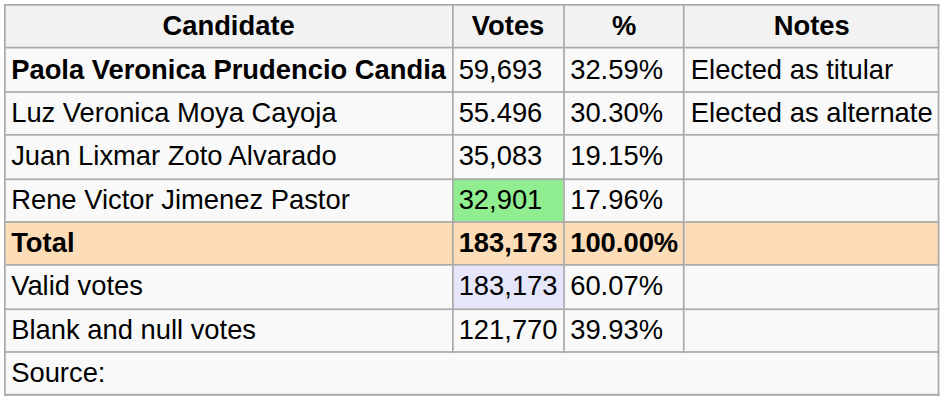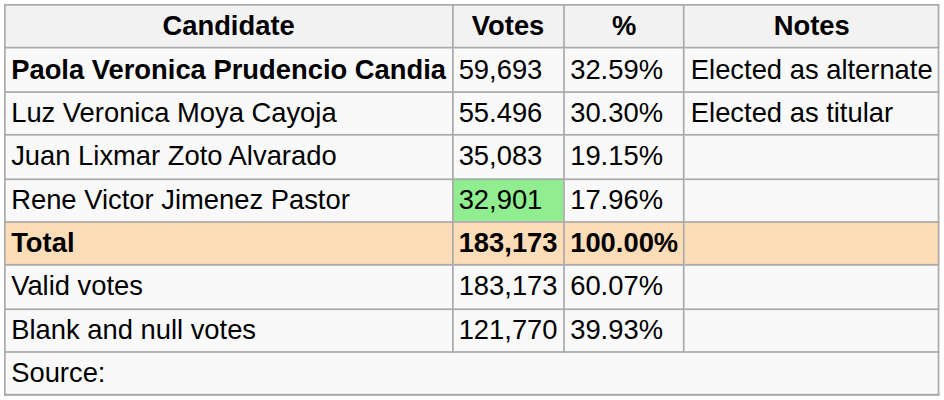(792, 69) Elected as titular -> (812, 69) Elected as alternate
(812, 112) Elected as alternate -> (792, 112) Elected as titular
(508, 286) lavender background -> (508, 286) no background
